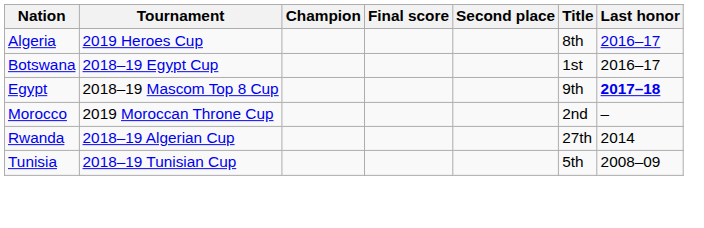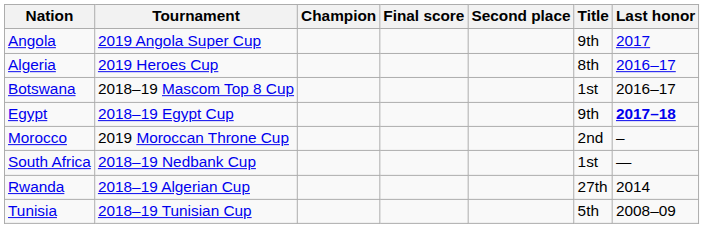+ row: (32, 41)
(150, 65) 2018–19 Egypt Cup -> (196, 89) 2018–19 Mascom Top 8 Cup
(181, 89) 2018–19 Mascom Top 8 Cup -> (166, 114) 2018–19 Egypt Cup
+ row: (49, 162)
